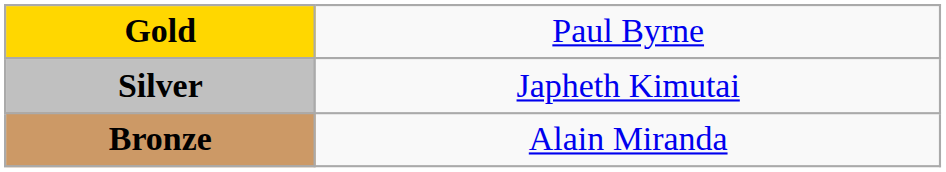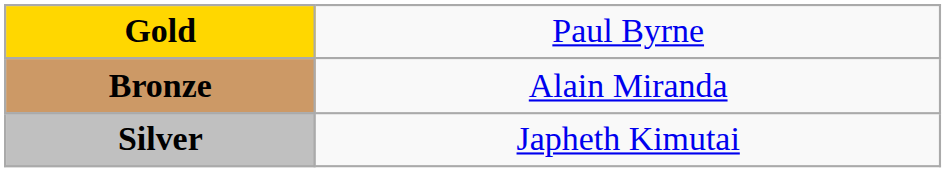rows swapped: (160, 85) <-> (160, 138)
